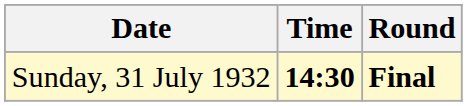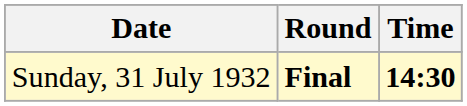columns swapped: (320, 28) <-> (412, 28)
